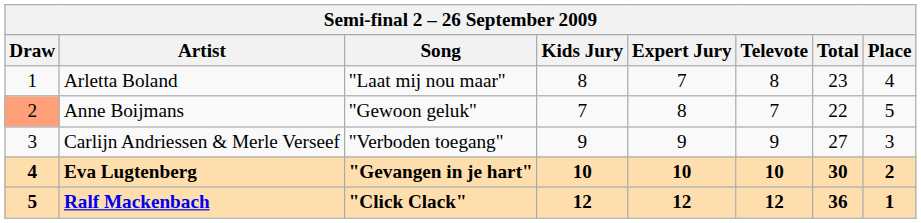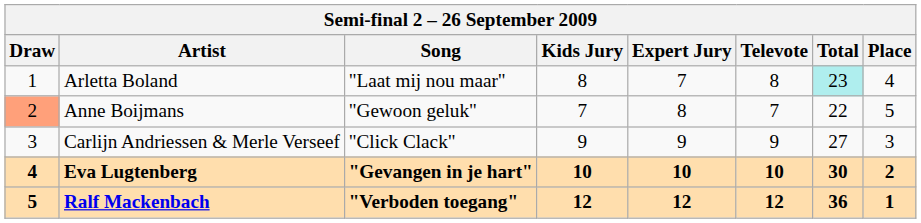(838, 80) no background -> (838, 80) paleturquoise background
(426, 141) "Verboden toegang" -> (402, 141) "Click Clack"
(408, 202) "Click Clack" -> (433, 202) "Verboden toegang"
